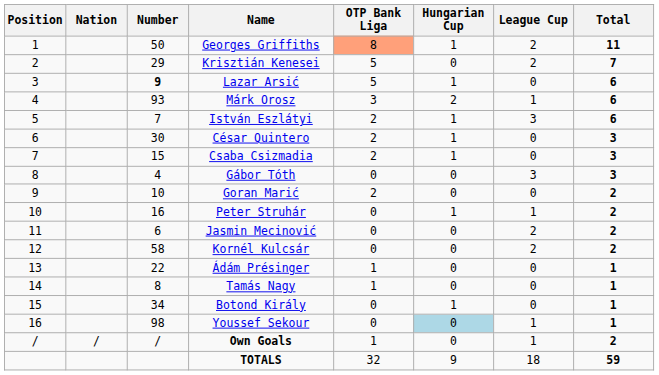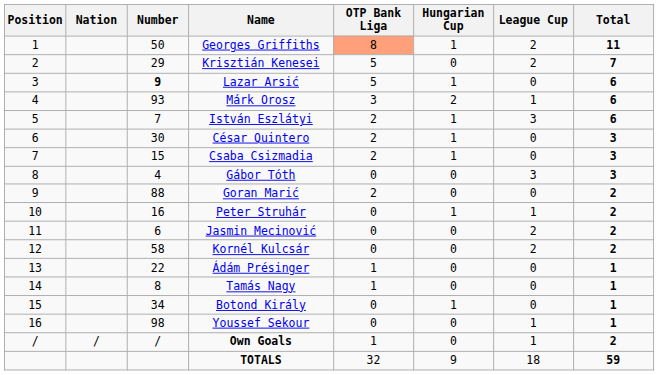(158, 194) 10 -> (158, 194) 88
(453, 324) lightblue background -> (453, 324) no background
